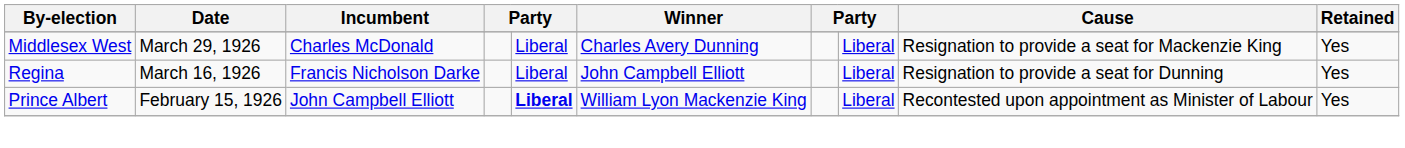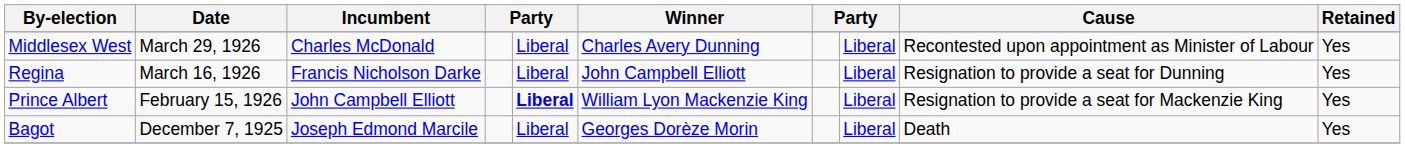(1092, 45) Resignation to provide a seat for Mackenzie King -> (1109, 45) Recontested upon appointment as Minister of Labour
(1108, 101) Recontested upon appointment as Minister of Labour -> (1093, 101) Resignation to provide a seat for Mackenzie King
+ row: (31, 128)
